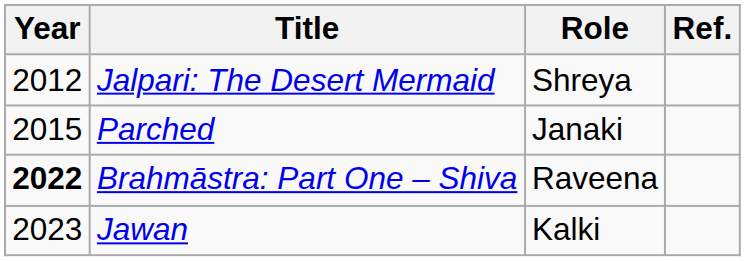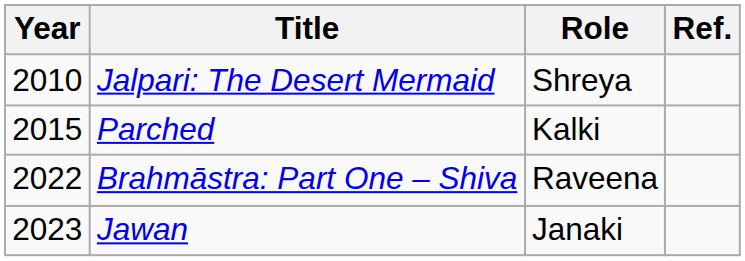(47, 79) 2012 -> (47, 79) 2010
(577, 129) Janaki -> (566, 129) Kalki
(47, 179) bold -> (47, 179) normal
(566, 229) Kalki -> (577, 229) Janaki
